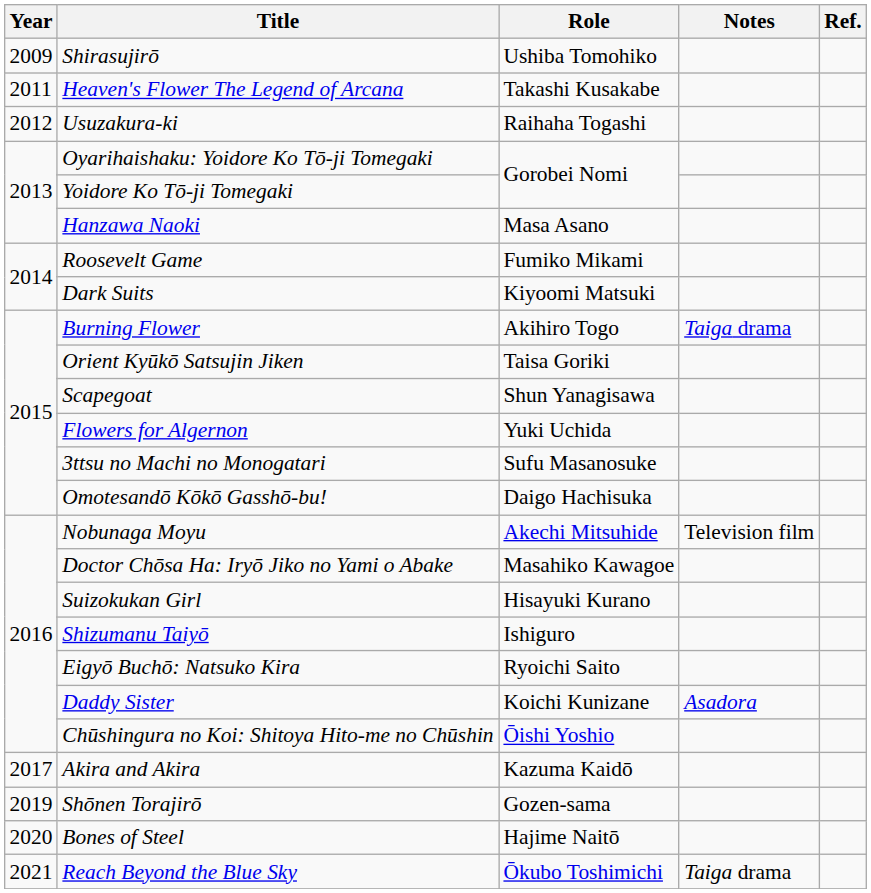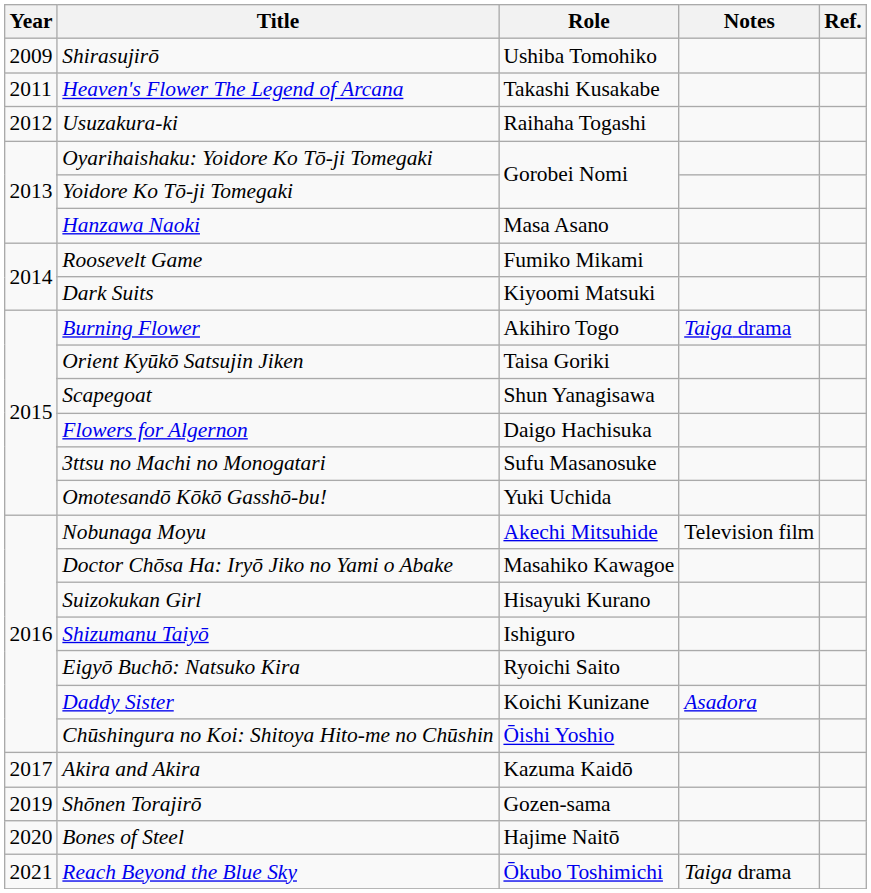(557, 429) Yuki Uchida -> (578, 429) Daigo Hachisuka
(578, 497) Daigo Hachisuka -> (557, 497) Yuki Uchida
